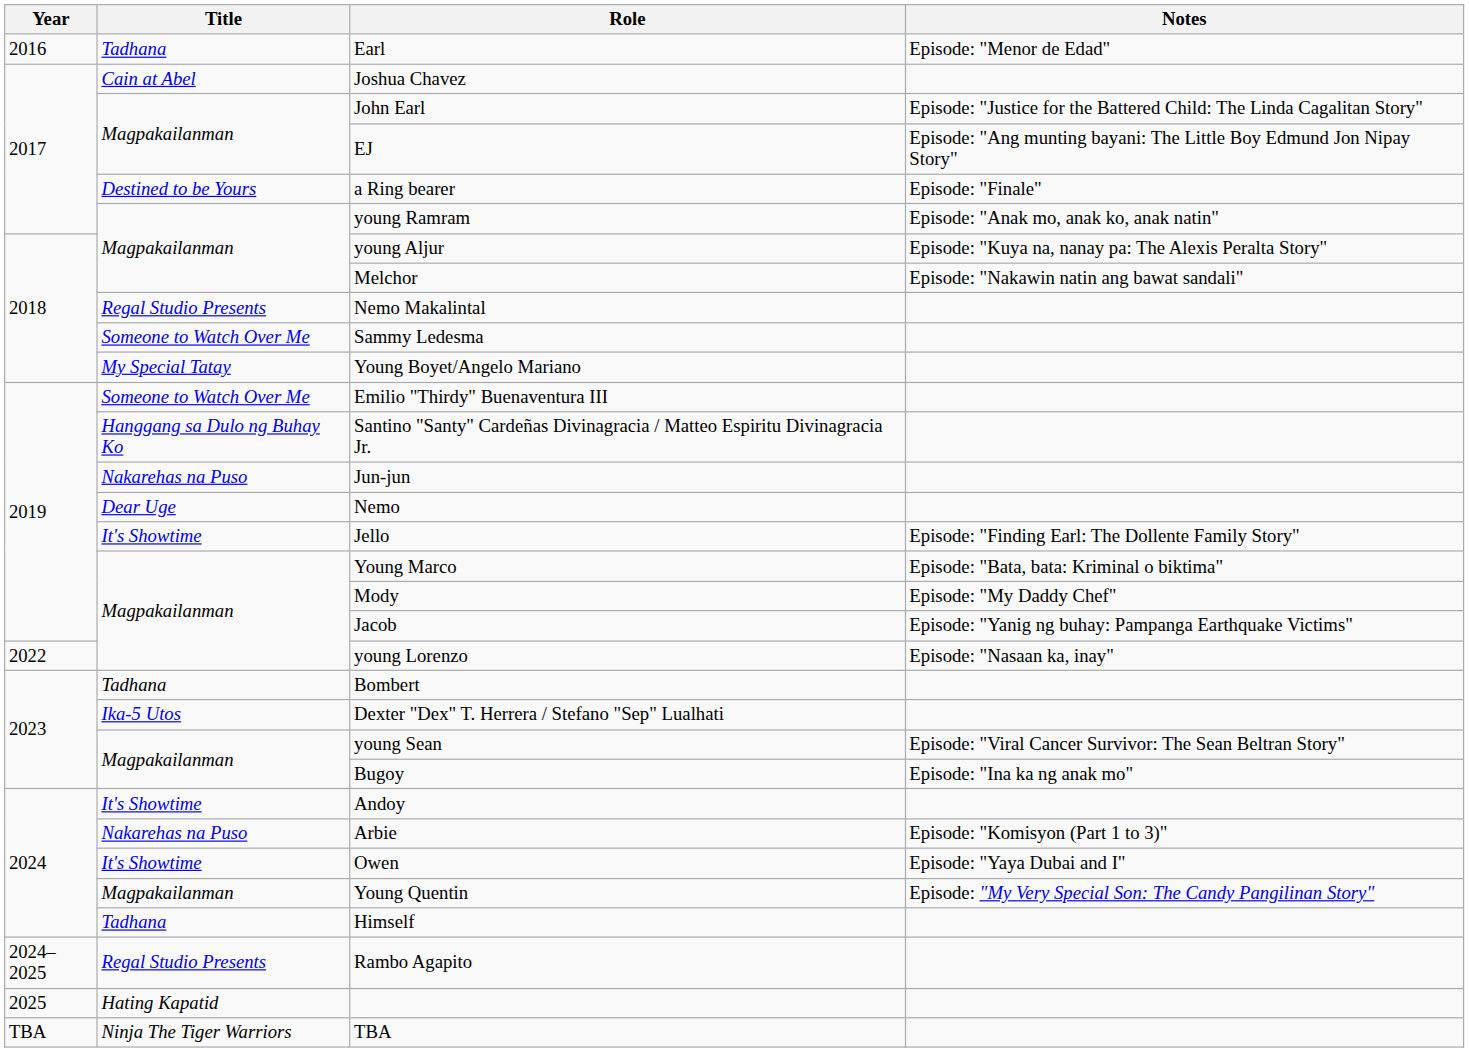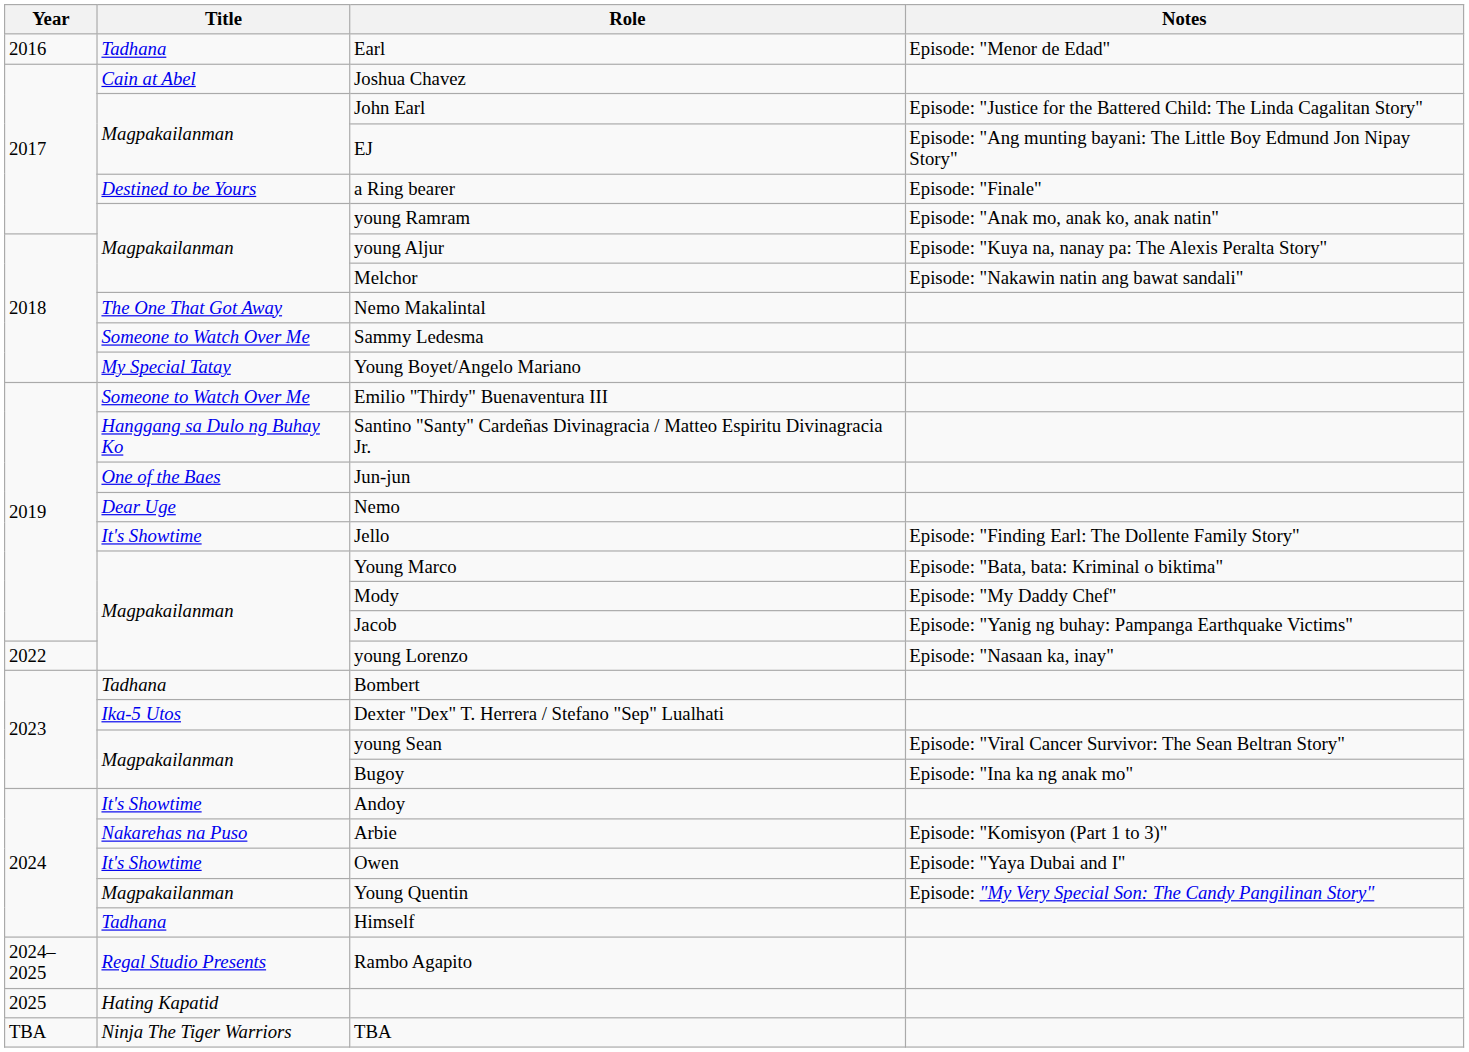(184, 307) Regal Studio Presents -> (192, 307) The One That Got Away
(174, 477) Nakarehas na Puso -> (161, 477) One of the Baes
